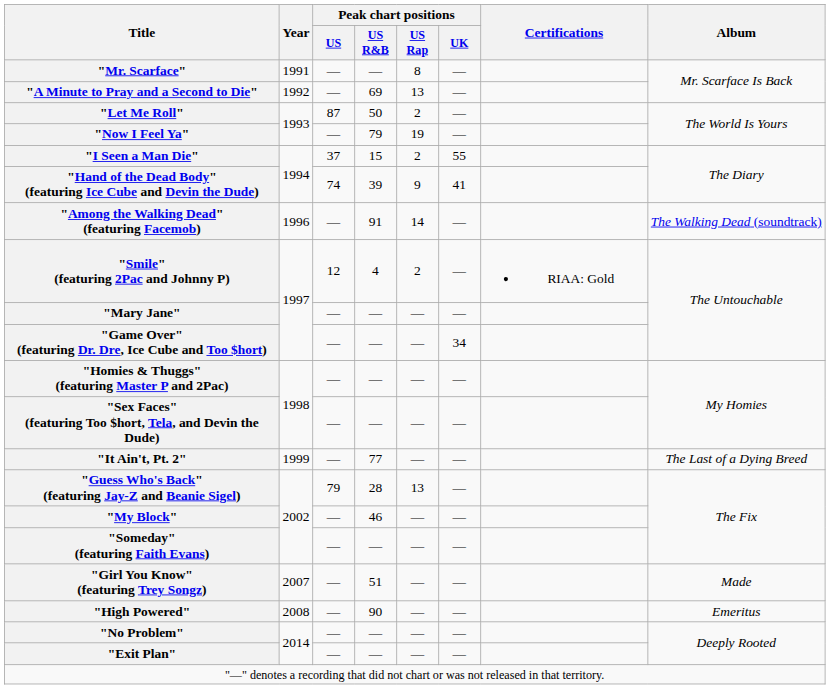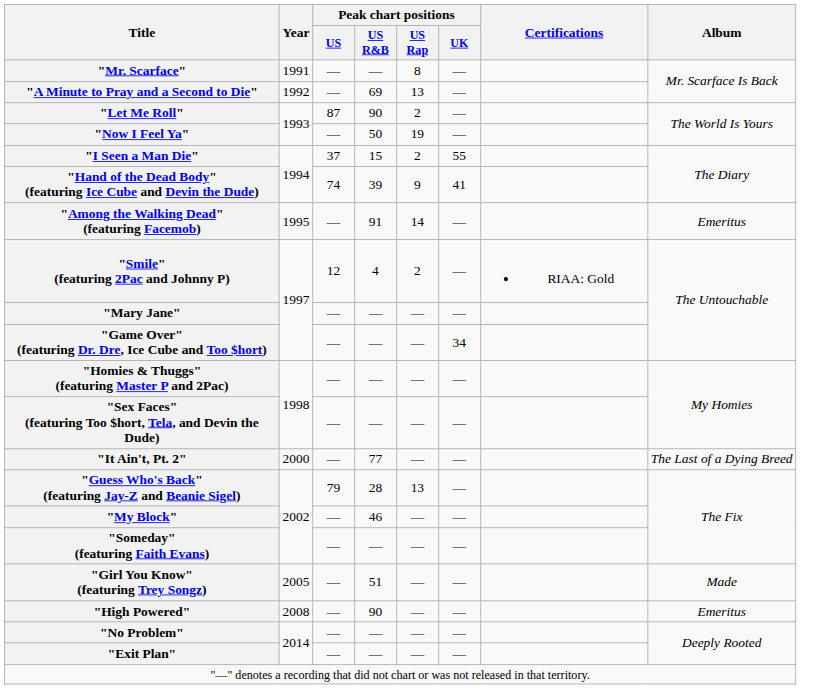(375, 113) 50 -> (375, 113) 90
(375, 134) 79 -> (375, 134) 50
(296, 221) 1996 -> (296, 221) 1995
(736, 221) The Walking Dead (soundtrack) -> (722, 221) Emeritus
(296, 459) 1999 -> (296, 459) 2000
(296, 582) 2007 -> (296, 582) 2005
